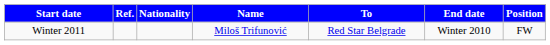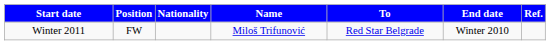columns swapped: (524, 13) <-> (125, 13)
